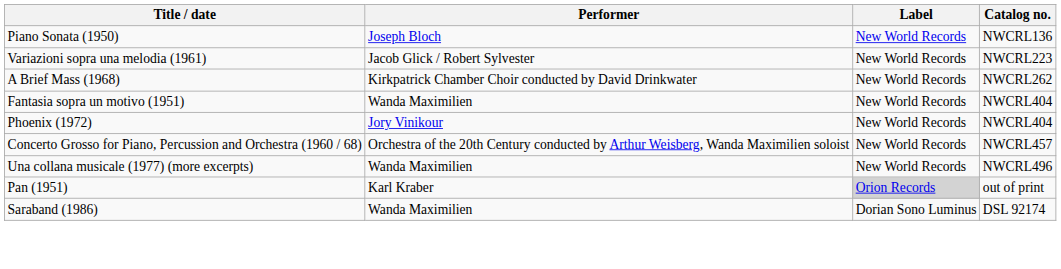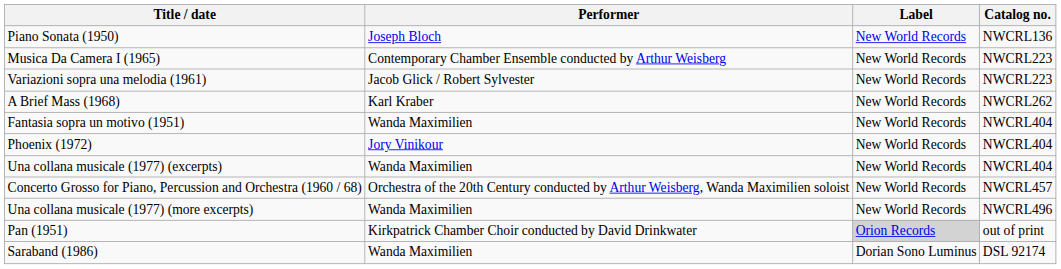+ row: (84, 58)
(532, 79) Kirkpatrick Chamber Choir conducted by David Drinkwater -> (401, 101) Karl Kraber
+ row: (115, 166)
(401, 187) Karl Kraber -> (532, 230) Kirkpatrick Chamber Choir conducted by David Drinkwater
